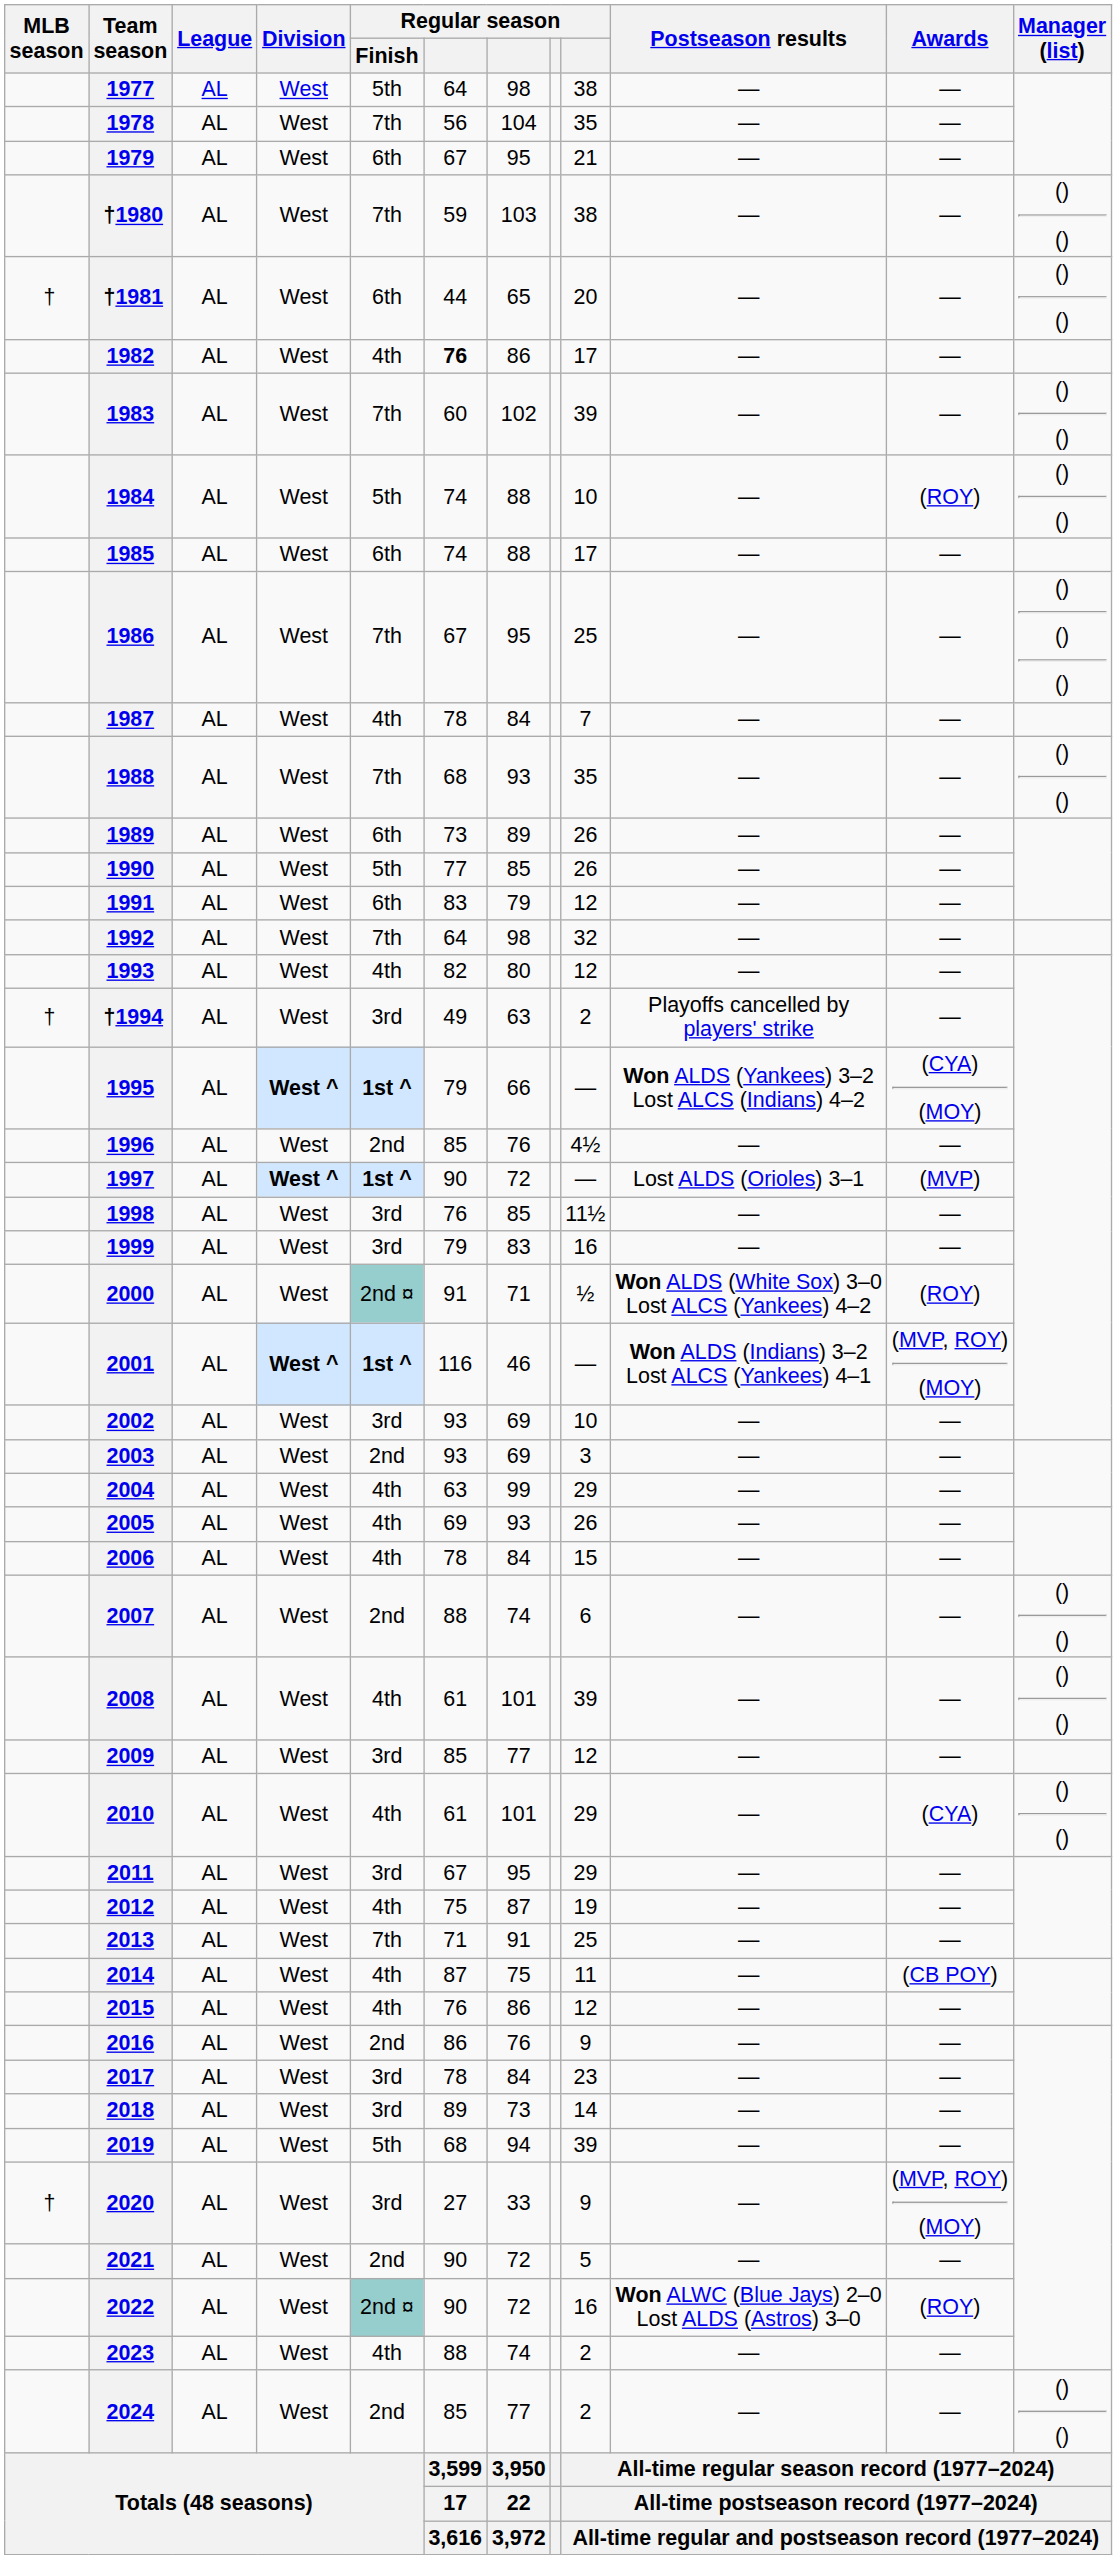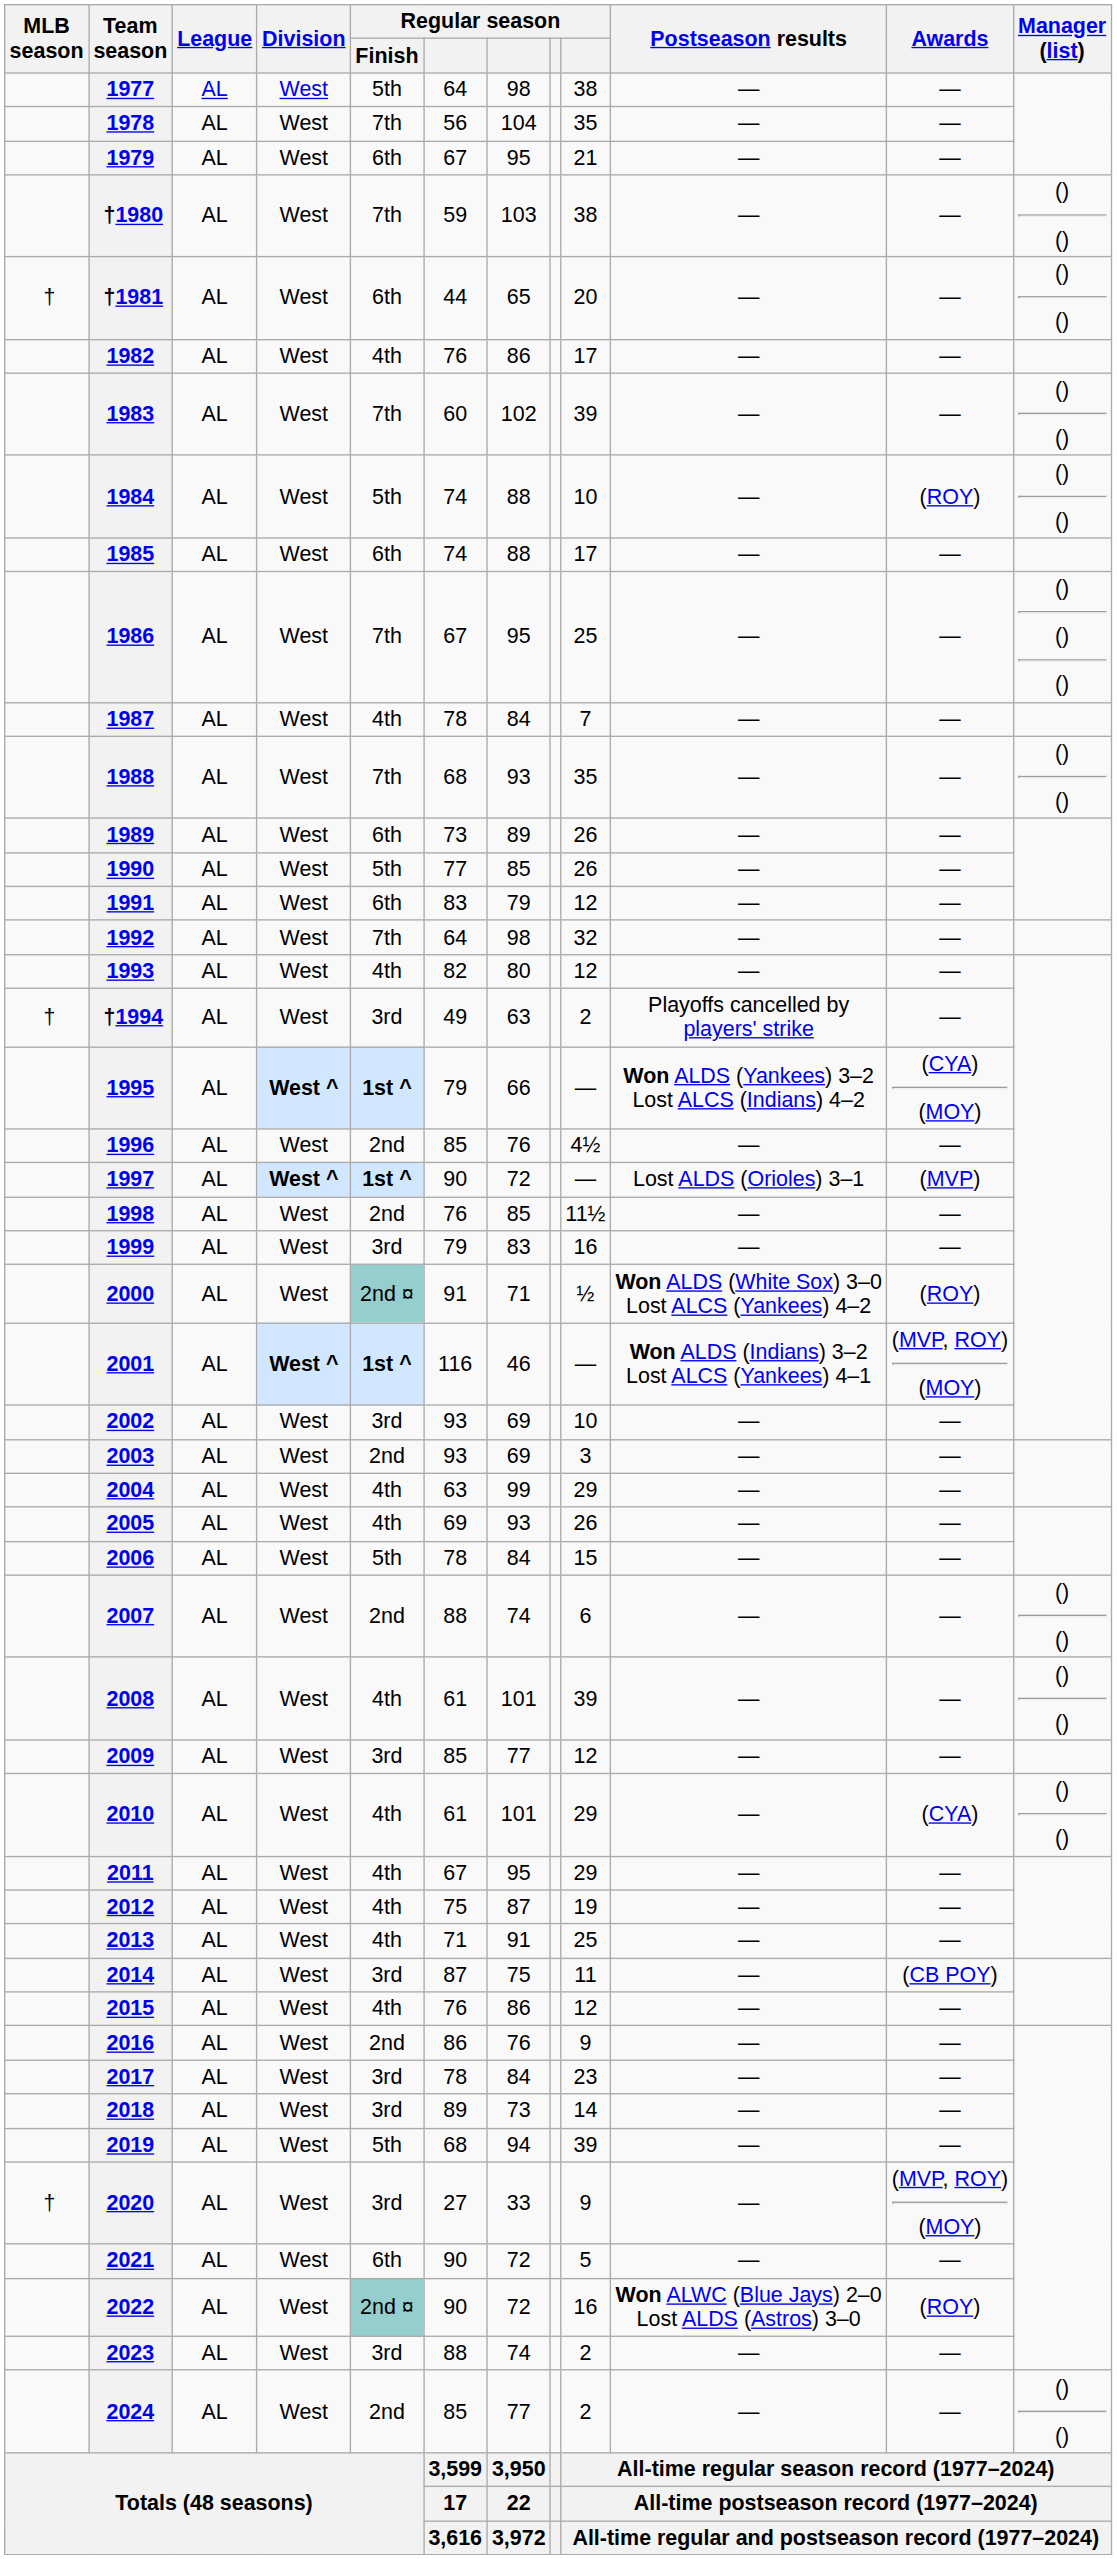(455, 355) bold -> (455, 355) normal
(387, 1213) 3rd -> (387, 1213) 2nd
(387, 1557) 4th -> (387, 1557) 5th
(387, 1872) 3rd -> (387, 1872) 4th
(387, 1940) 7th -> (387, 1940) 4th
(387, 1974) 4th -> (387, 1974) 3rd
(387, 2260) 2nd -> (387, 2260) 6th
(387, 2353) 4th -> (387, 2353) 3rd
